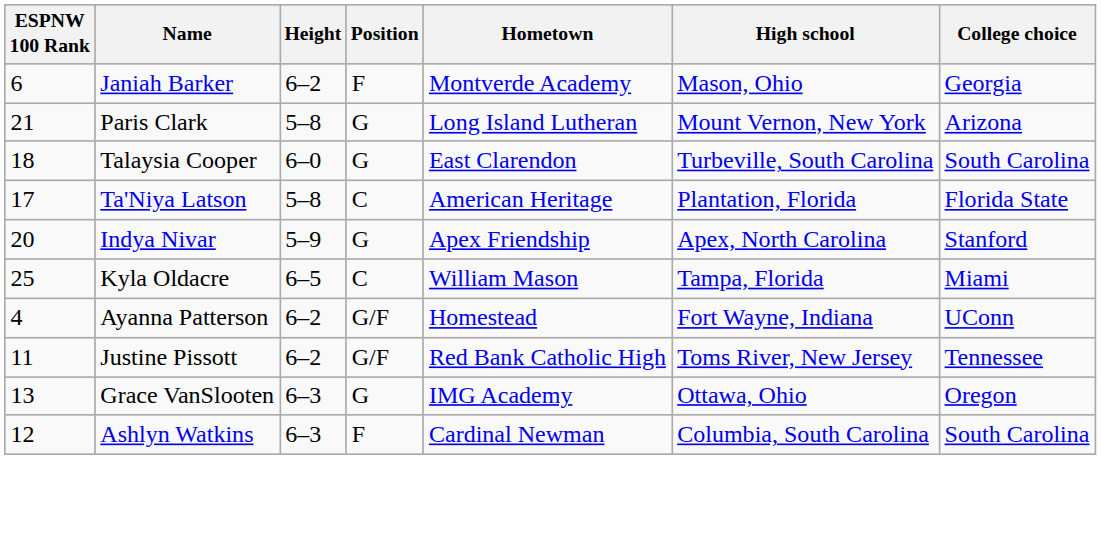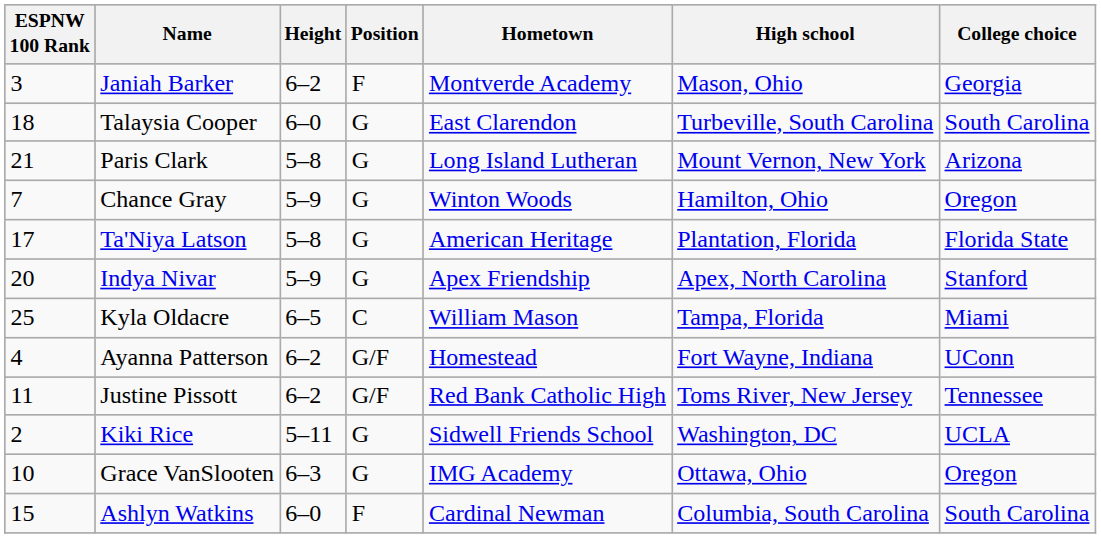(16, 82) 6 -> (16, 82) 3
rows swapped: (154, 121) <-> (179, 160)
+ row: (163, 200)
(360, 200) C -> (360, 239) G
+ row: (147, 434)
(22, 395) 13 -> (22, 473) 10
(22, 434) 12 -> (22, 512) 15
(303, 434) 6–3 -> (303, 512) 6–0
